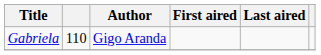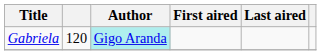(76, 38) 110 -> (76, 38) 120
(130, 38) no background -> (130, 38) paleturquoise background
